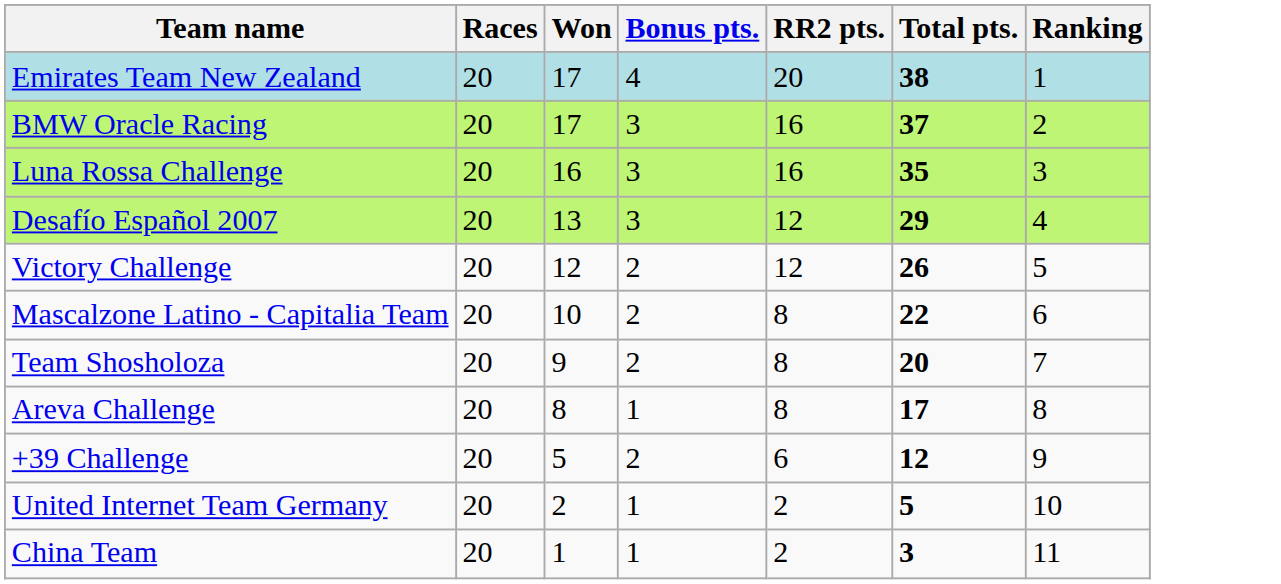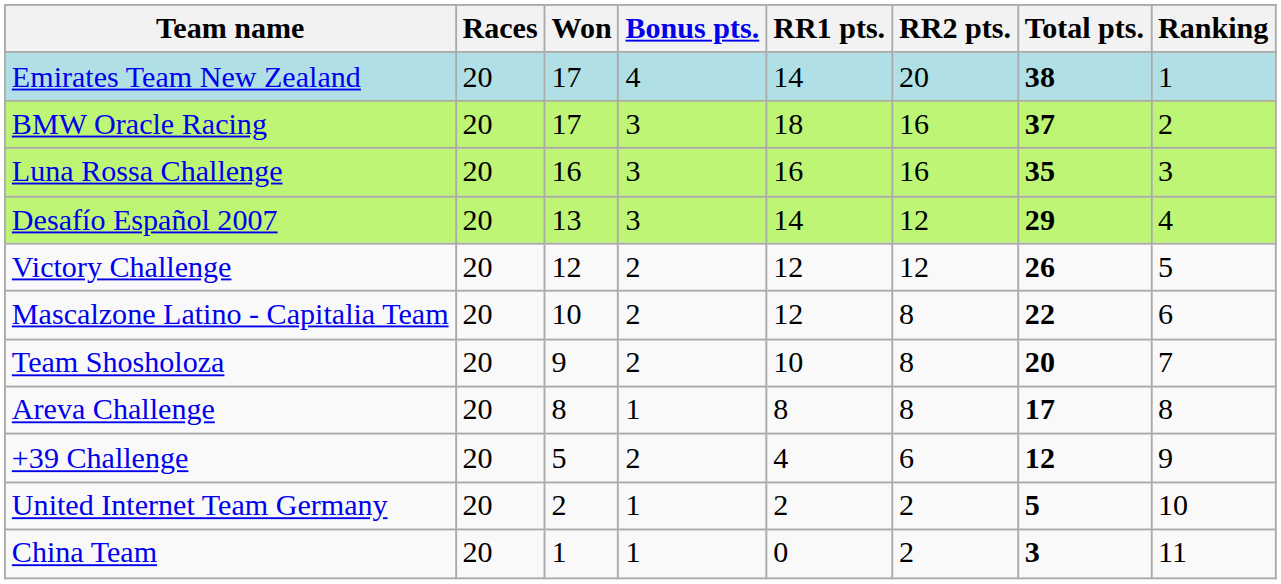+ column: (829, 28)
